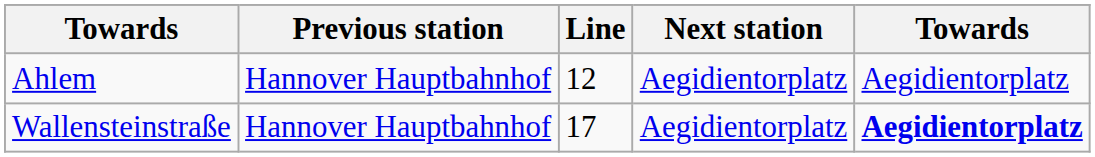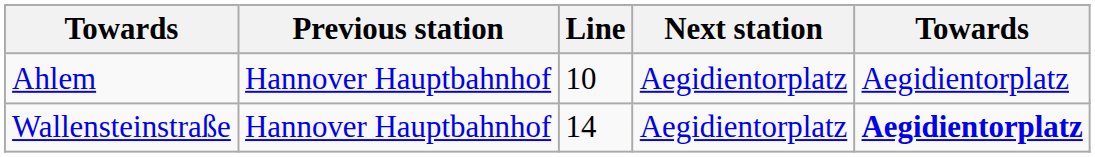(581, 77) 12 -> (581, 77) 10
(581, 126) 17 -> (581, 126) 14
